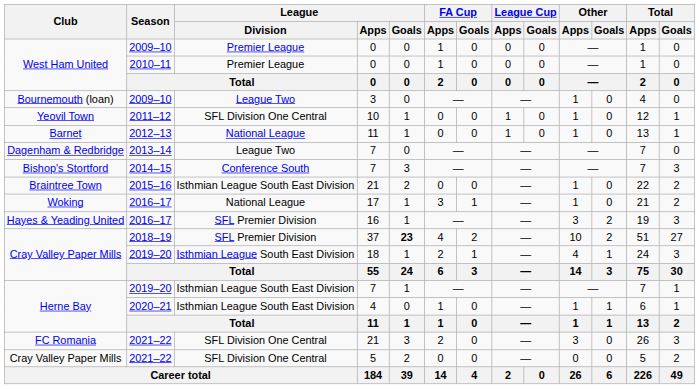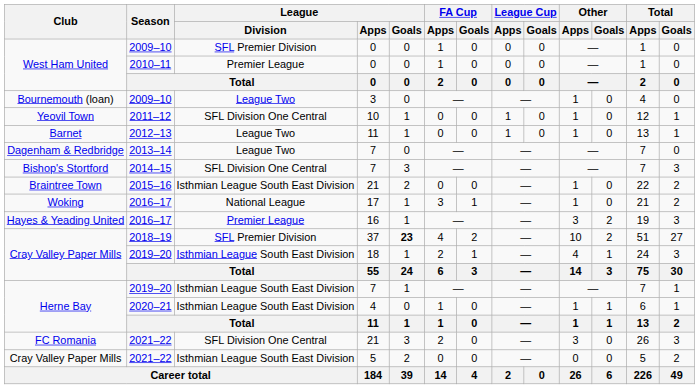(266, 47) Premier League -> (265, 47) SFL Premier Division
(265, 133) National League -> (265, 133) League Two
(265, 168) Conference South -> (265, 168) SFL Division One Central
(265, 220) SFL Premier Division -> (266, 220) Premier League
(265, 358) SFL Division One Central -> (265, 358) Isthmian League South East Division
